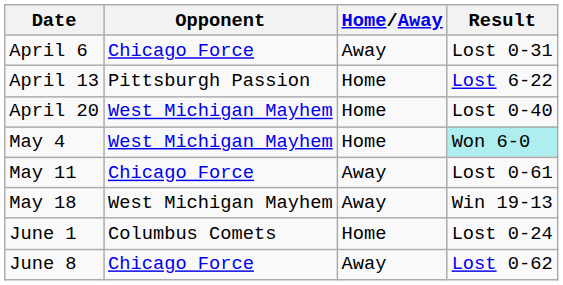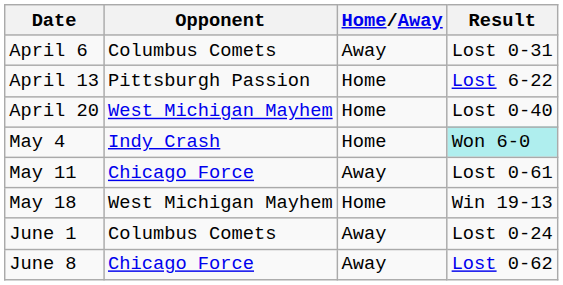(181, 50) Chicago Force -> (192, 50) Columbus Comets
(220, 142) West Michigan Mayhem -> (164, 142) Indy Crash
(364, 203) Away -> (364, 203) Home
(364, 234) Home -> (364, 234) Away
